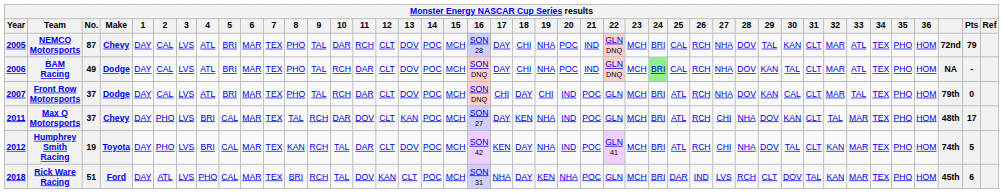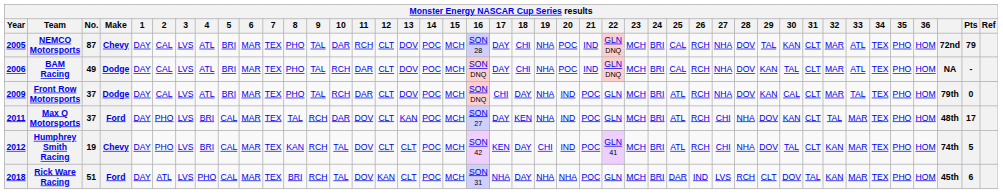(658, 69) lightgreen background -> (657, 69) no background
(16, 94) 2007 -> (16, 94) 2009
(546, 94) CHI -> (545, 94) NHA
(116, 118) Chevy -> (116, 118) Ford
(116, 147) Toyota -> (116, 147) Chevy
(365, 147) DAR -> (364, 147) DOV
(409, 147) DOV -> (409, 147) CLT
(546, 147) NHA -> (545, 147) CHI
(546, 177) KEN -> (545, 177) NHA
